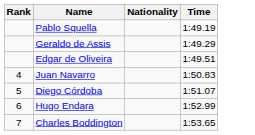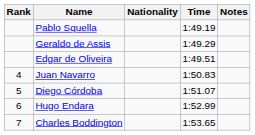+ column: (234, 12)
